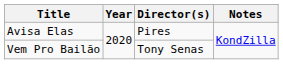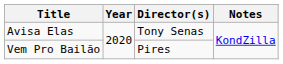(154, 31) Pires -> (171, 31) Tony Senas
(171, 49) Tony Senas -> (154, 49) Pires
